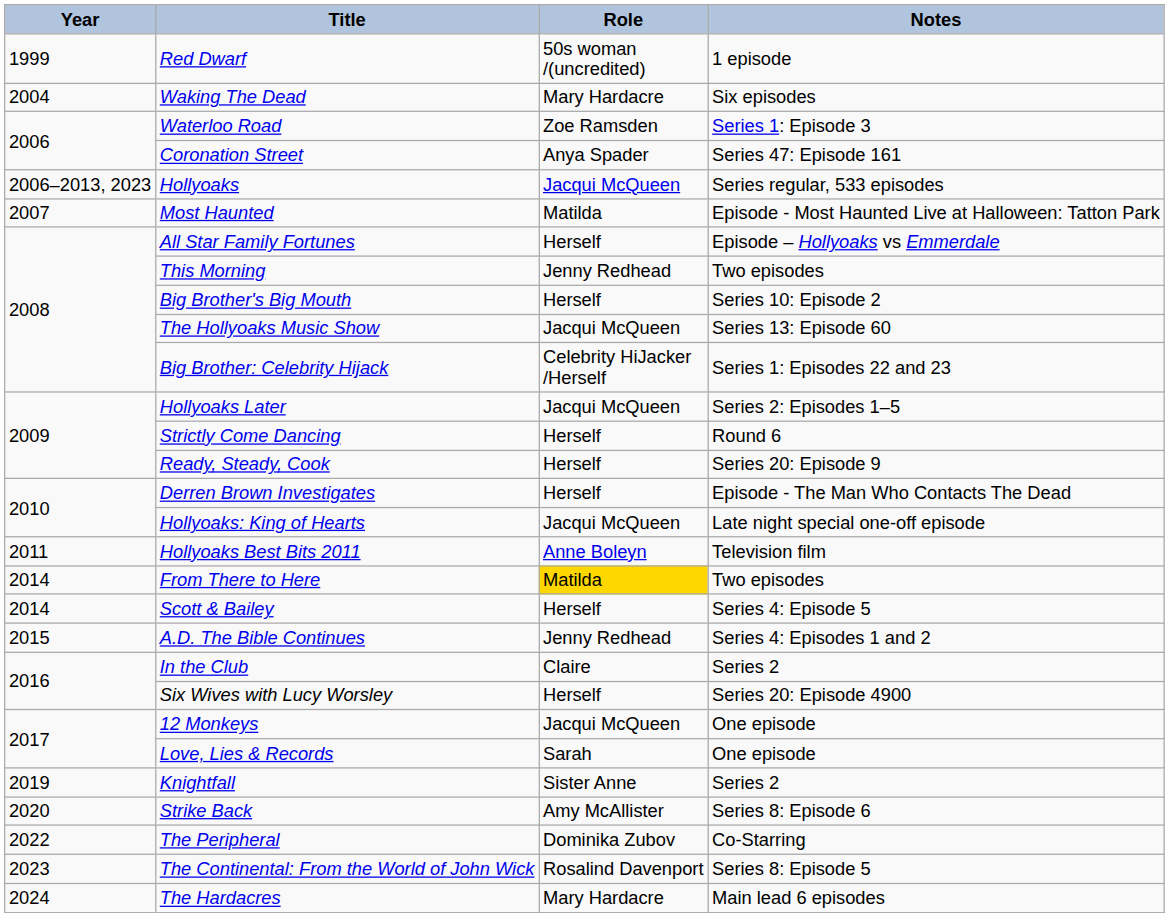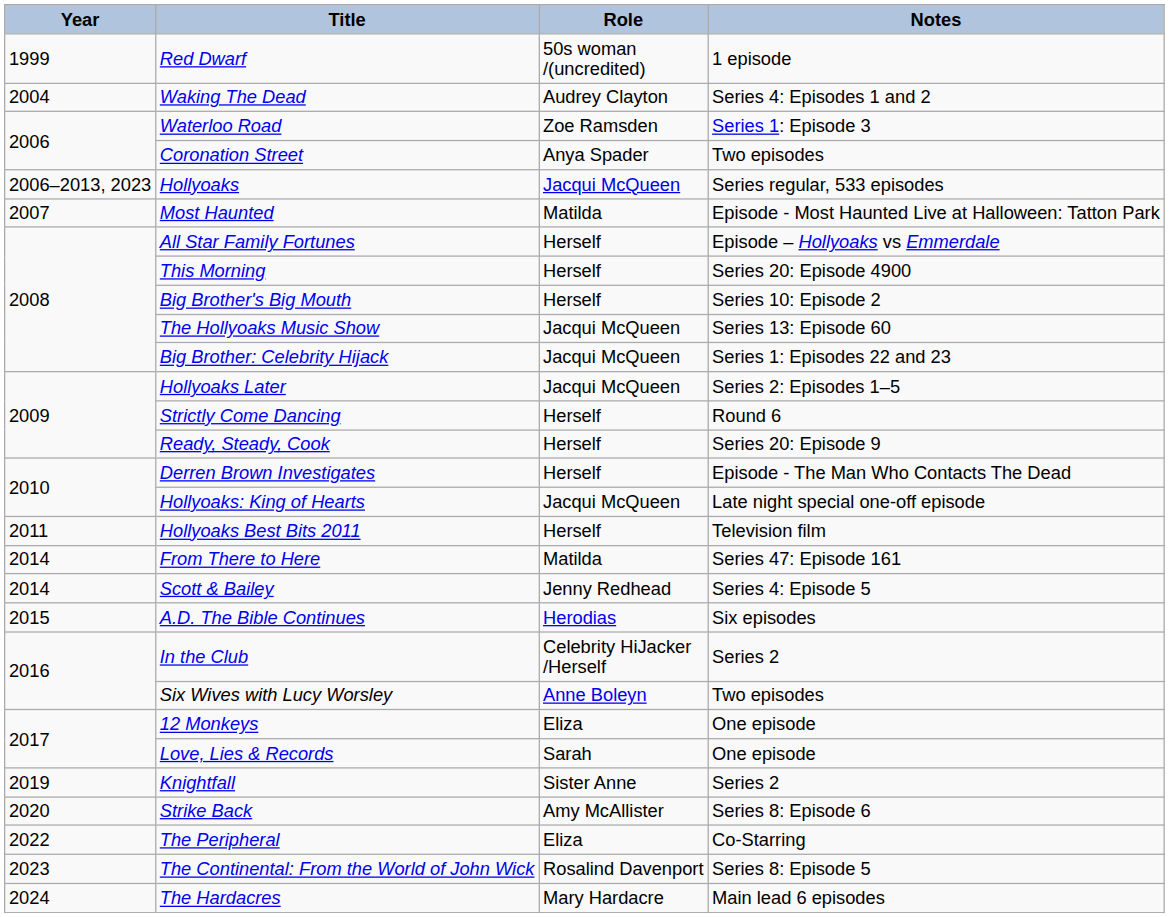(603, 98) Mary Hardacre -> (605, 98) Audrey Clayton
(764, 98) Six episodes -> (821, 98) Series 4: Episodes 1 and 2
(807, 155) Series 47: Episode 161 -> (768, 155) Two episodes
(607, 271) Jenny Redhead -> (572, 271) Herself
(768, 271) Two episodes -> (812, 271) Series 20: Episode 4900
(617, 368) Celebrity HiJacker /Herself -> (612, 358) Jacqui McQueen
(595, 551) Anne Boleyn -> (572, 531) Herself
(572, 580) gold background -> (572, 560) no background
(768, 580) Two episodes -> (807, 560) Series 47: Episode 161
(572, 609) Herself -> (607, 589) Jenny Redhead
(607, 638) Jenny Redhead -> (580, 618) Herodias
(821, 638) Series 4: Episodes 1 and 2 -> (764, 618) Six episodes
(567, 667) Claire -> (617, 657) Celebrity HiJacker /Herself
(572, 696) Herself -> (595, 696) Anne Boleyn
(812, 696) Series 20: Episode 4900 -> (768, 696) Two episodes
(612, 725) Jacqui McQueen -> (563, 725) Eliza
(609, 840) Dominika Zubov -> (563, 840) Eliza
